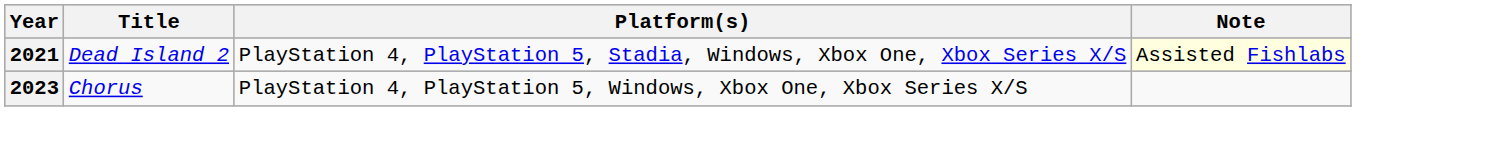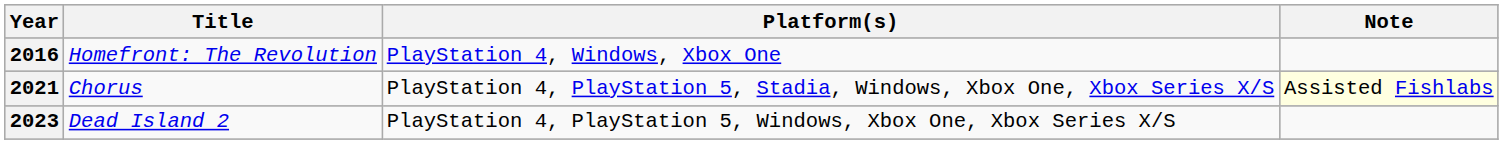+ row: (34, 55)
(149, 55) Dead Island 2 -> (106, 88) Chorus
(106, 88) Chorus -> (149, 122) Dead Island 2
